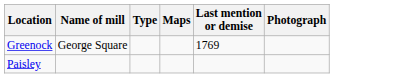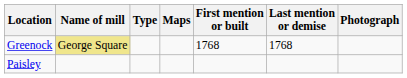+ column: (230, 20)
(93, 45) no background -> (93, 45) khaki background
(208, 45) 1769 -> (281, 45) 1768
